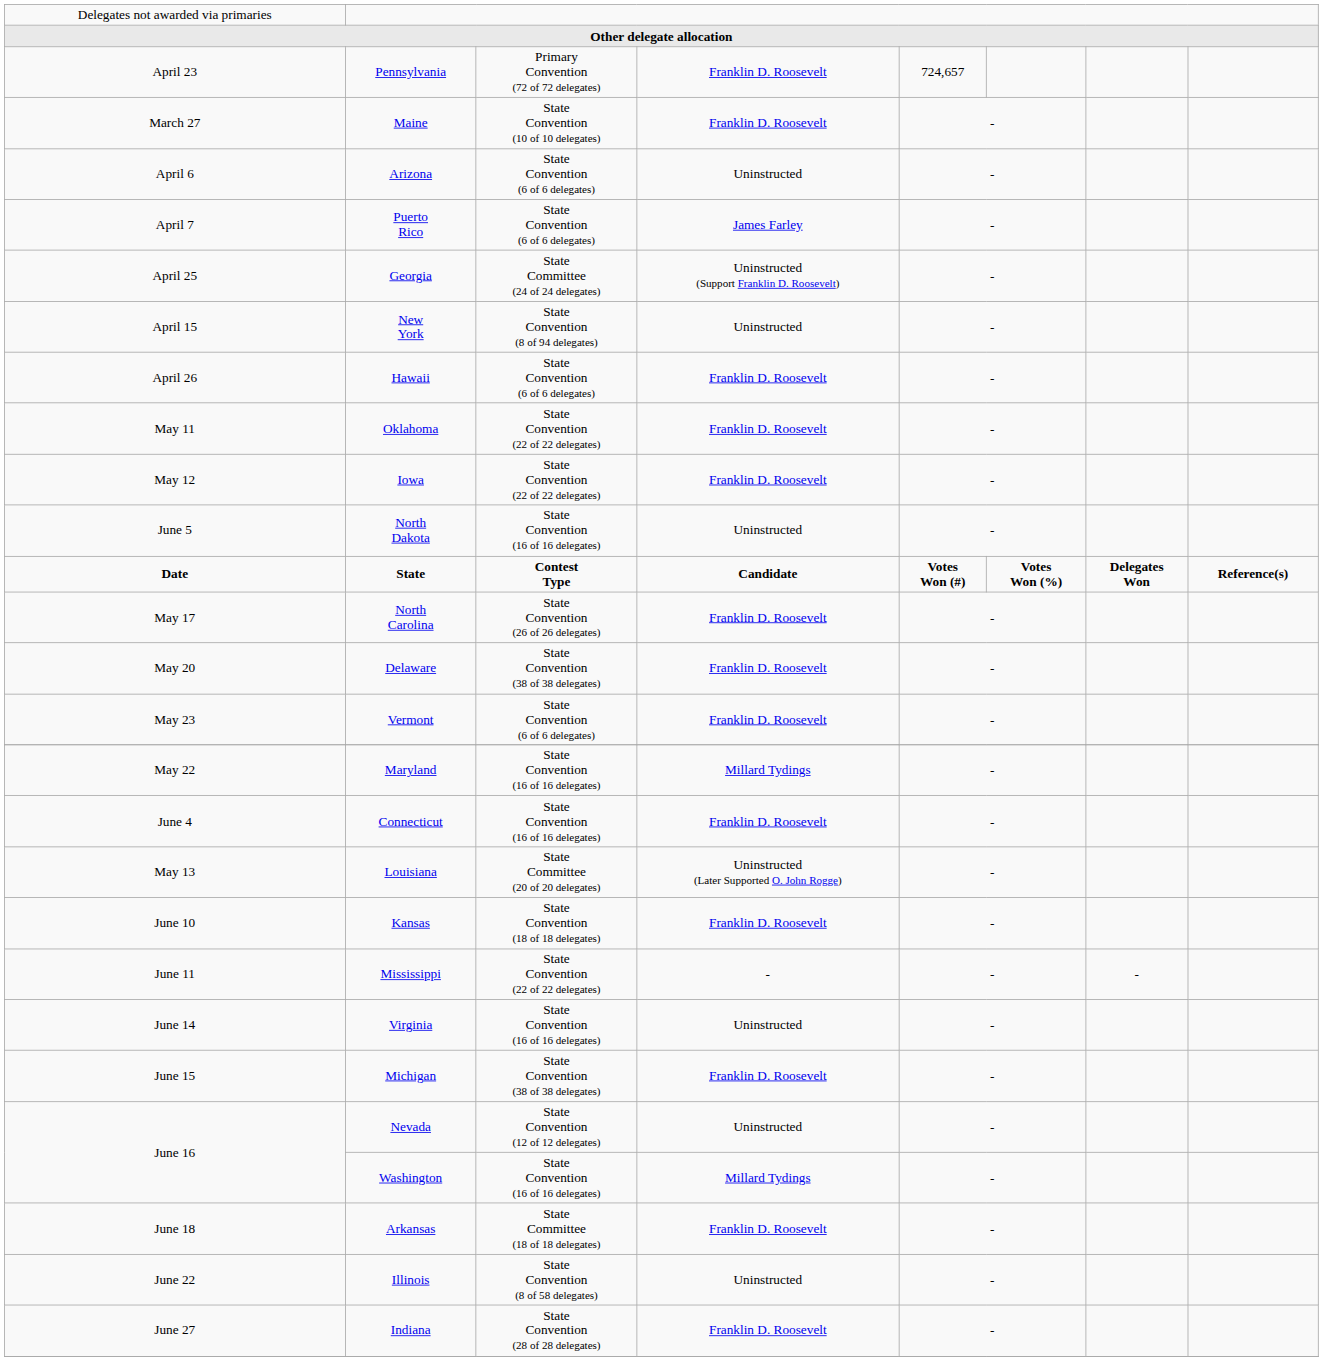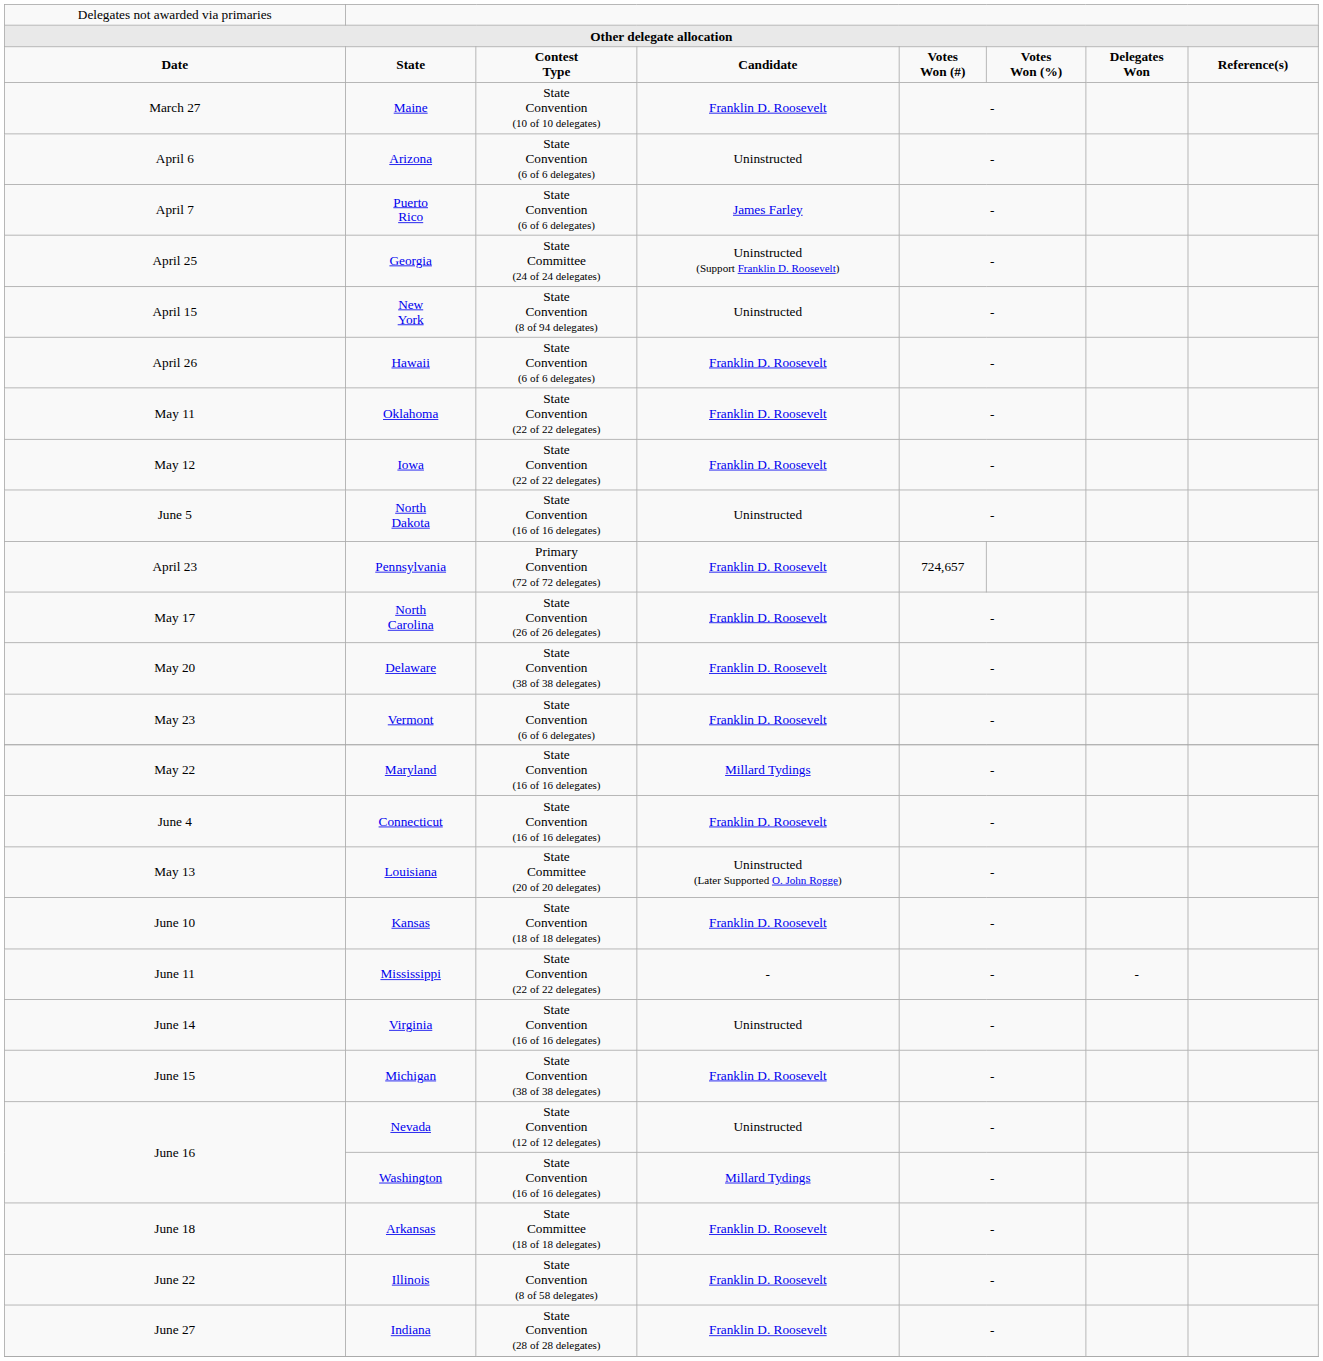rows swapped: (411, 574) <-> (411, 72)
(768, 1279) Uninstructed -> (768, 1279) Franklin D. Roosevelt
